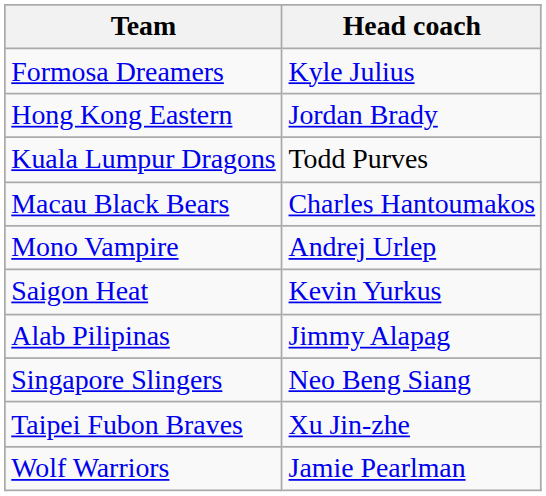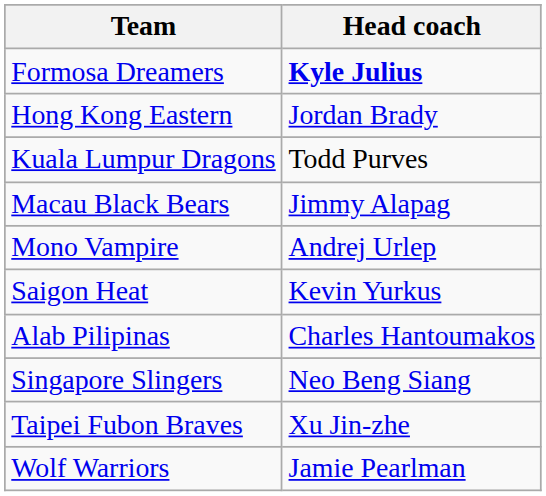(352, 70) normal -> (355, 70) bold
(412, 203) Charles Hantoumakos -> (369, 203) Jimmy Alapag
(369, 335) Jimmy Alapag -> (412, 335) Charles Hantoumakos
